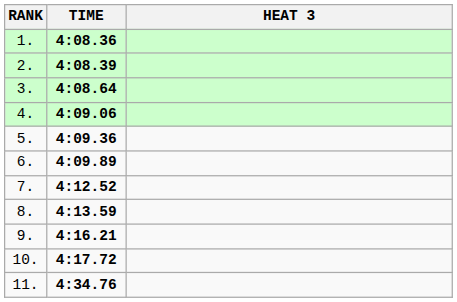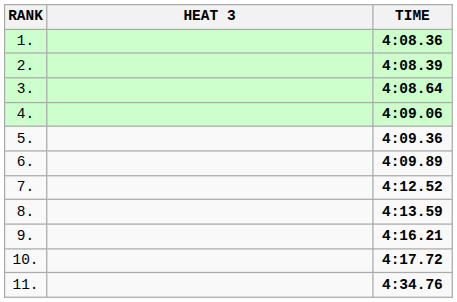columns swapped: (289, 16) <-> (86, 16)
